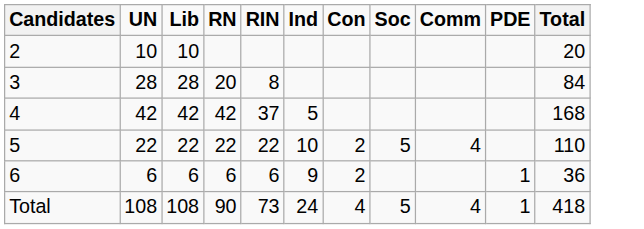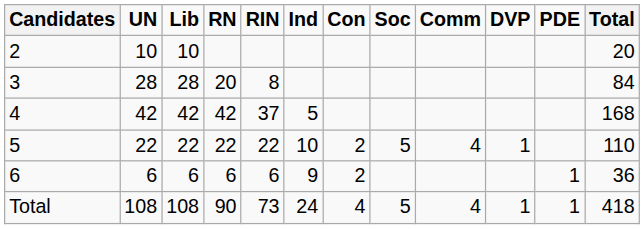+ column: (510, 20)
